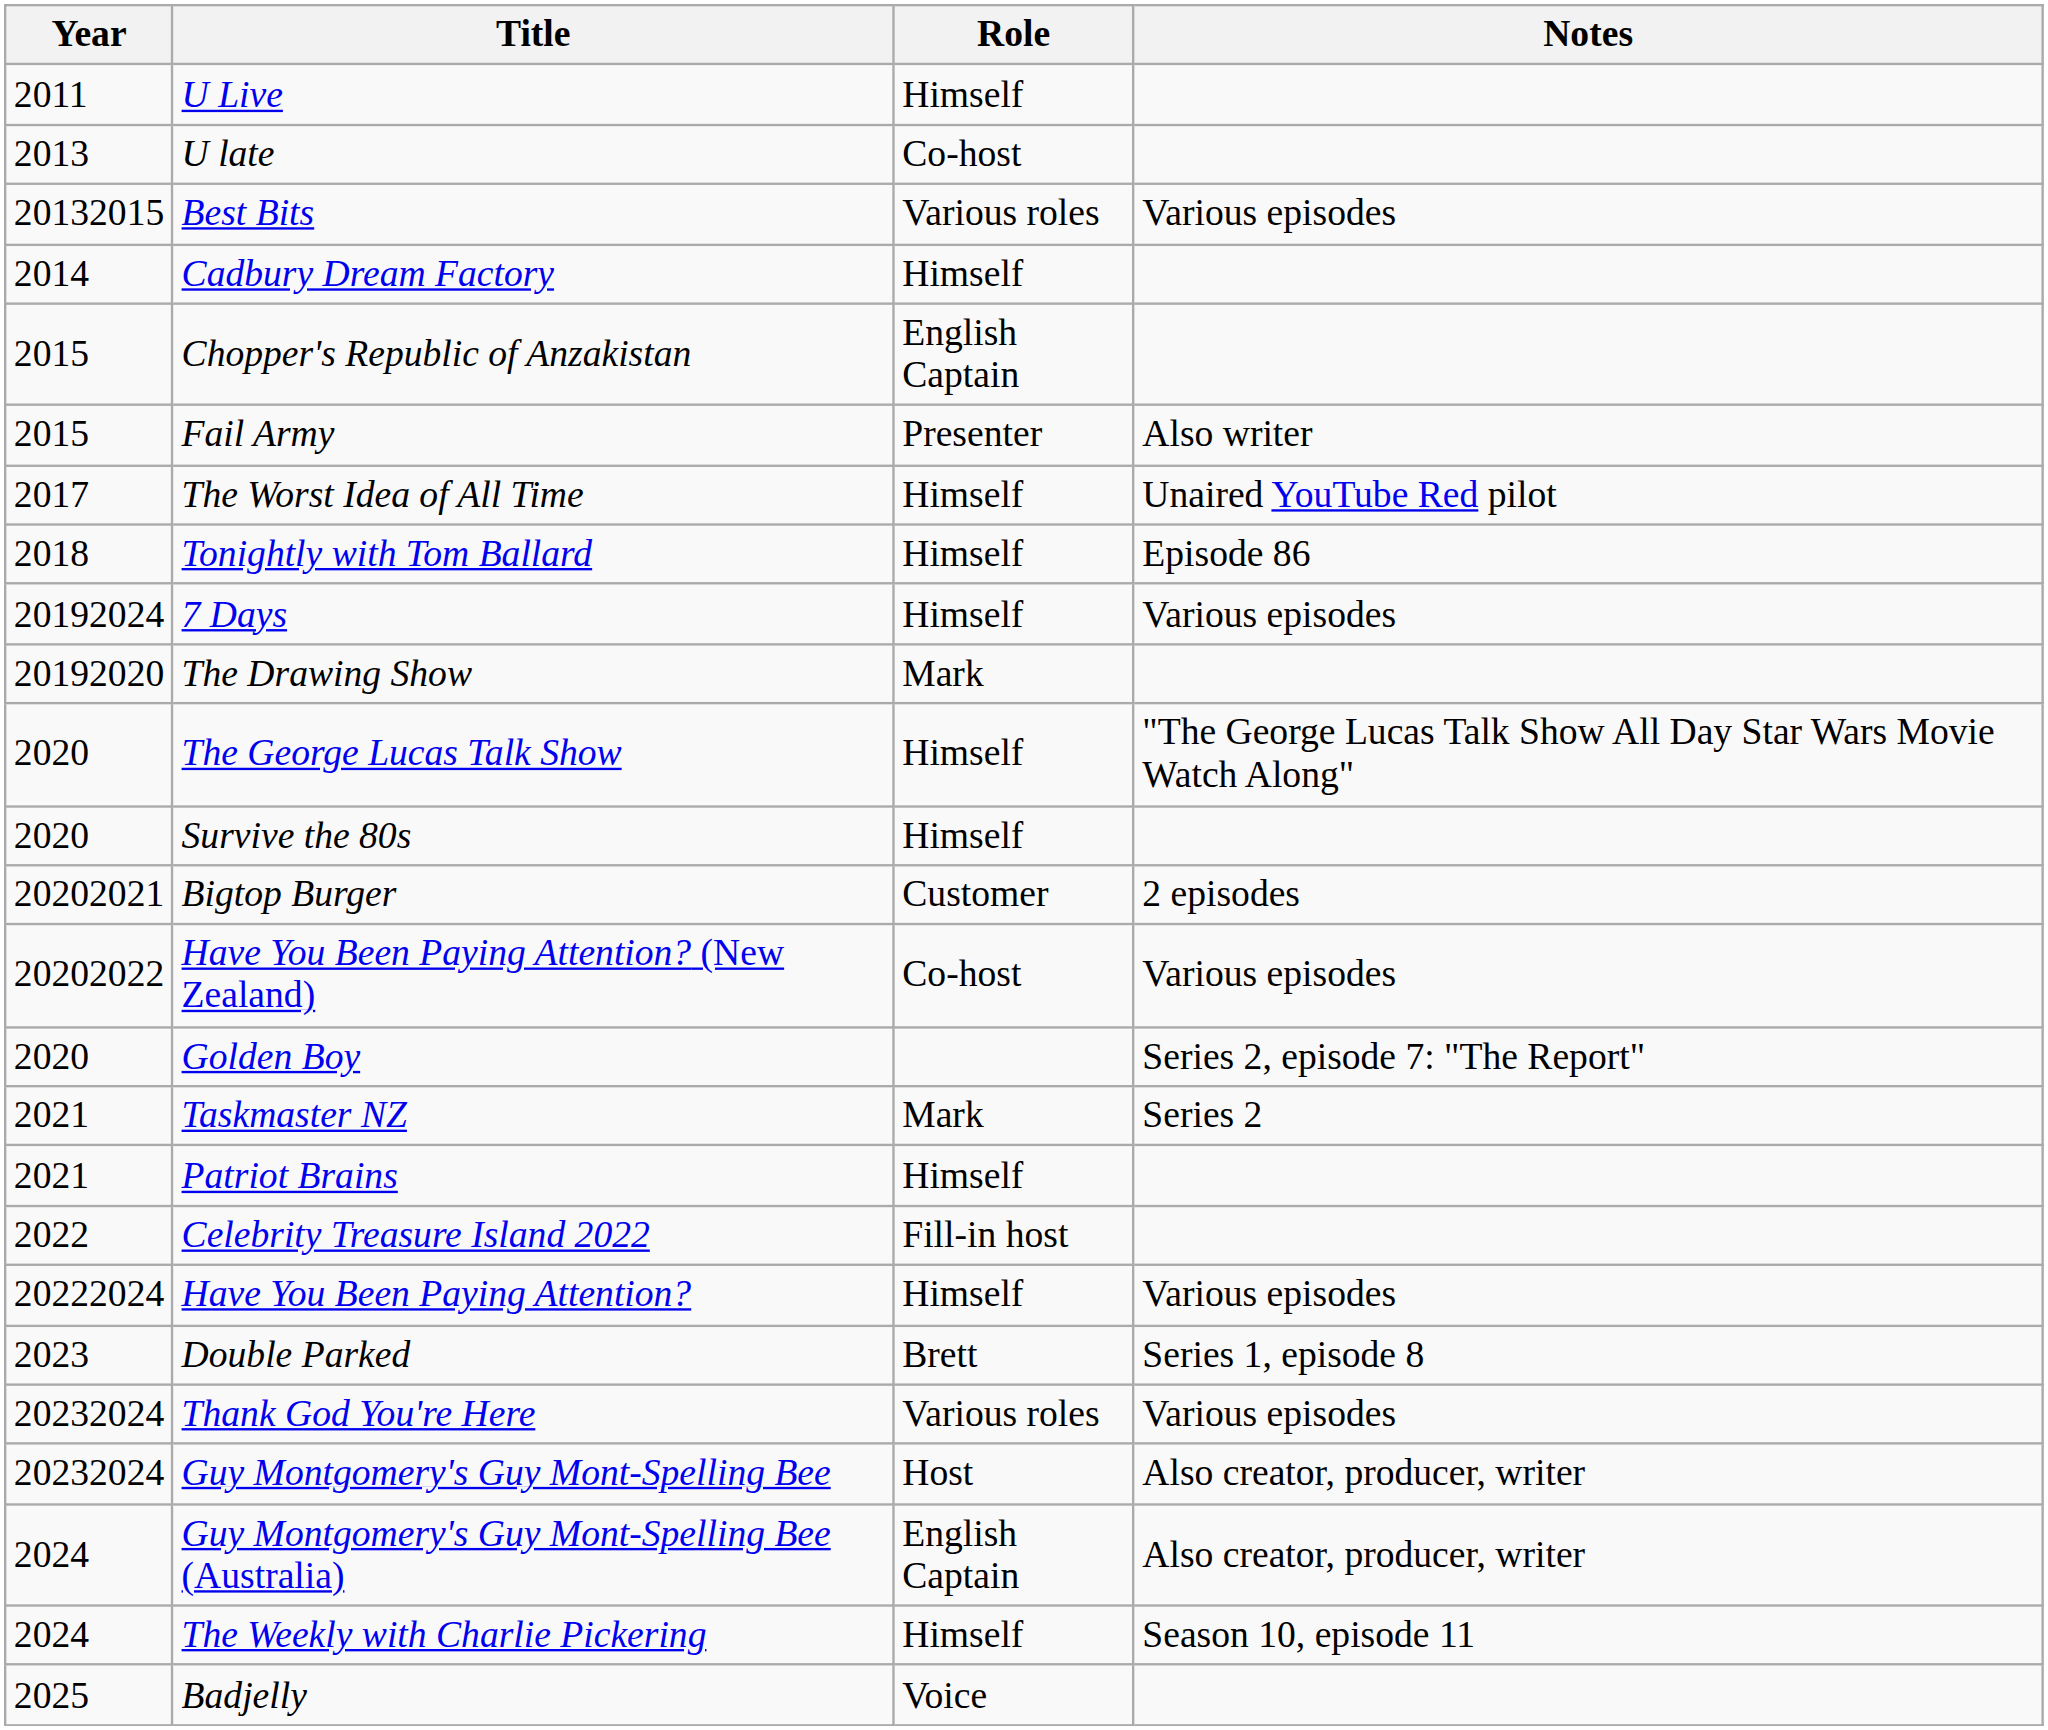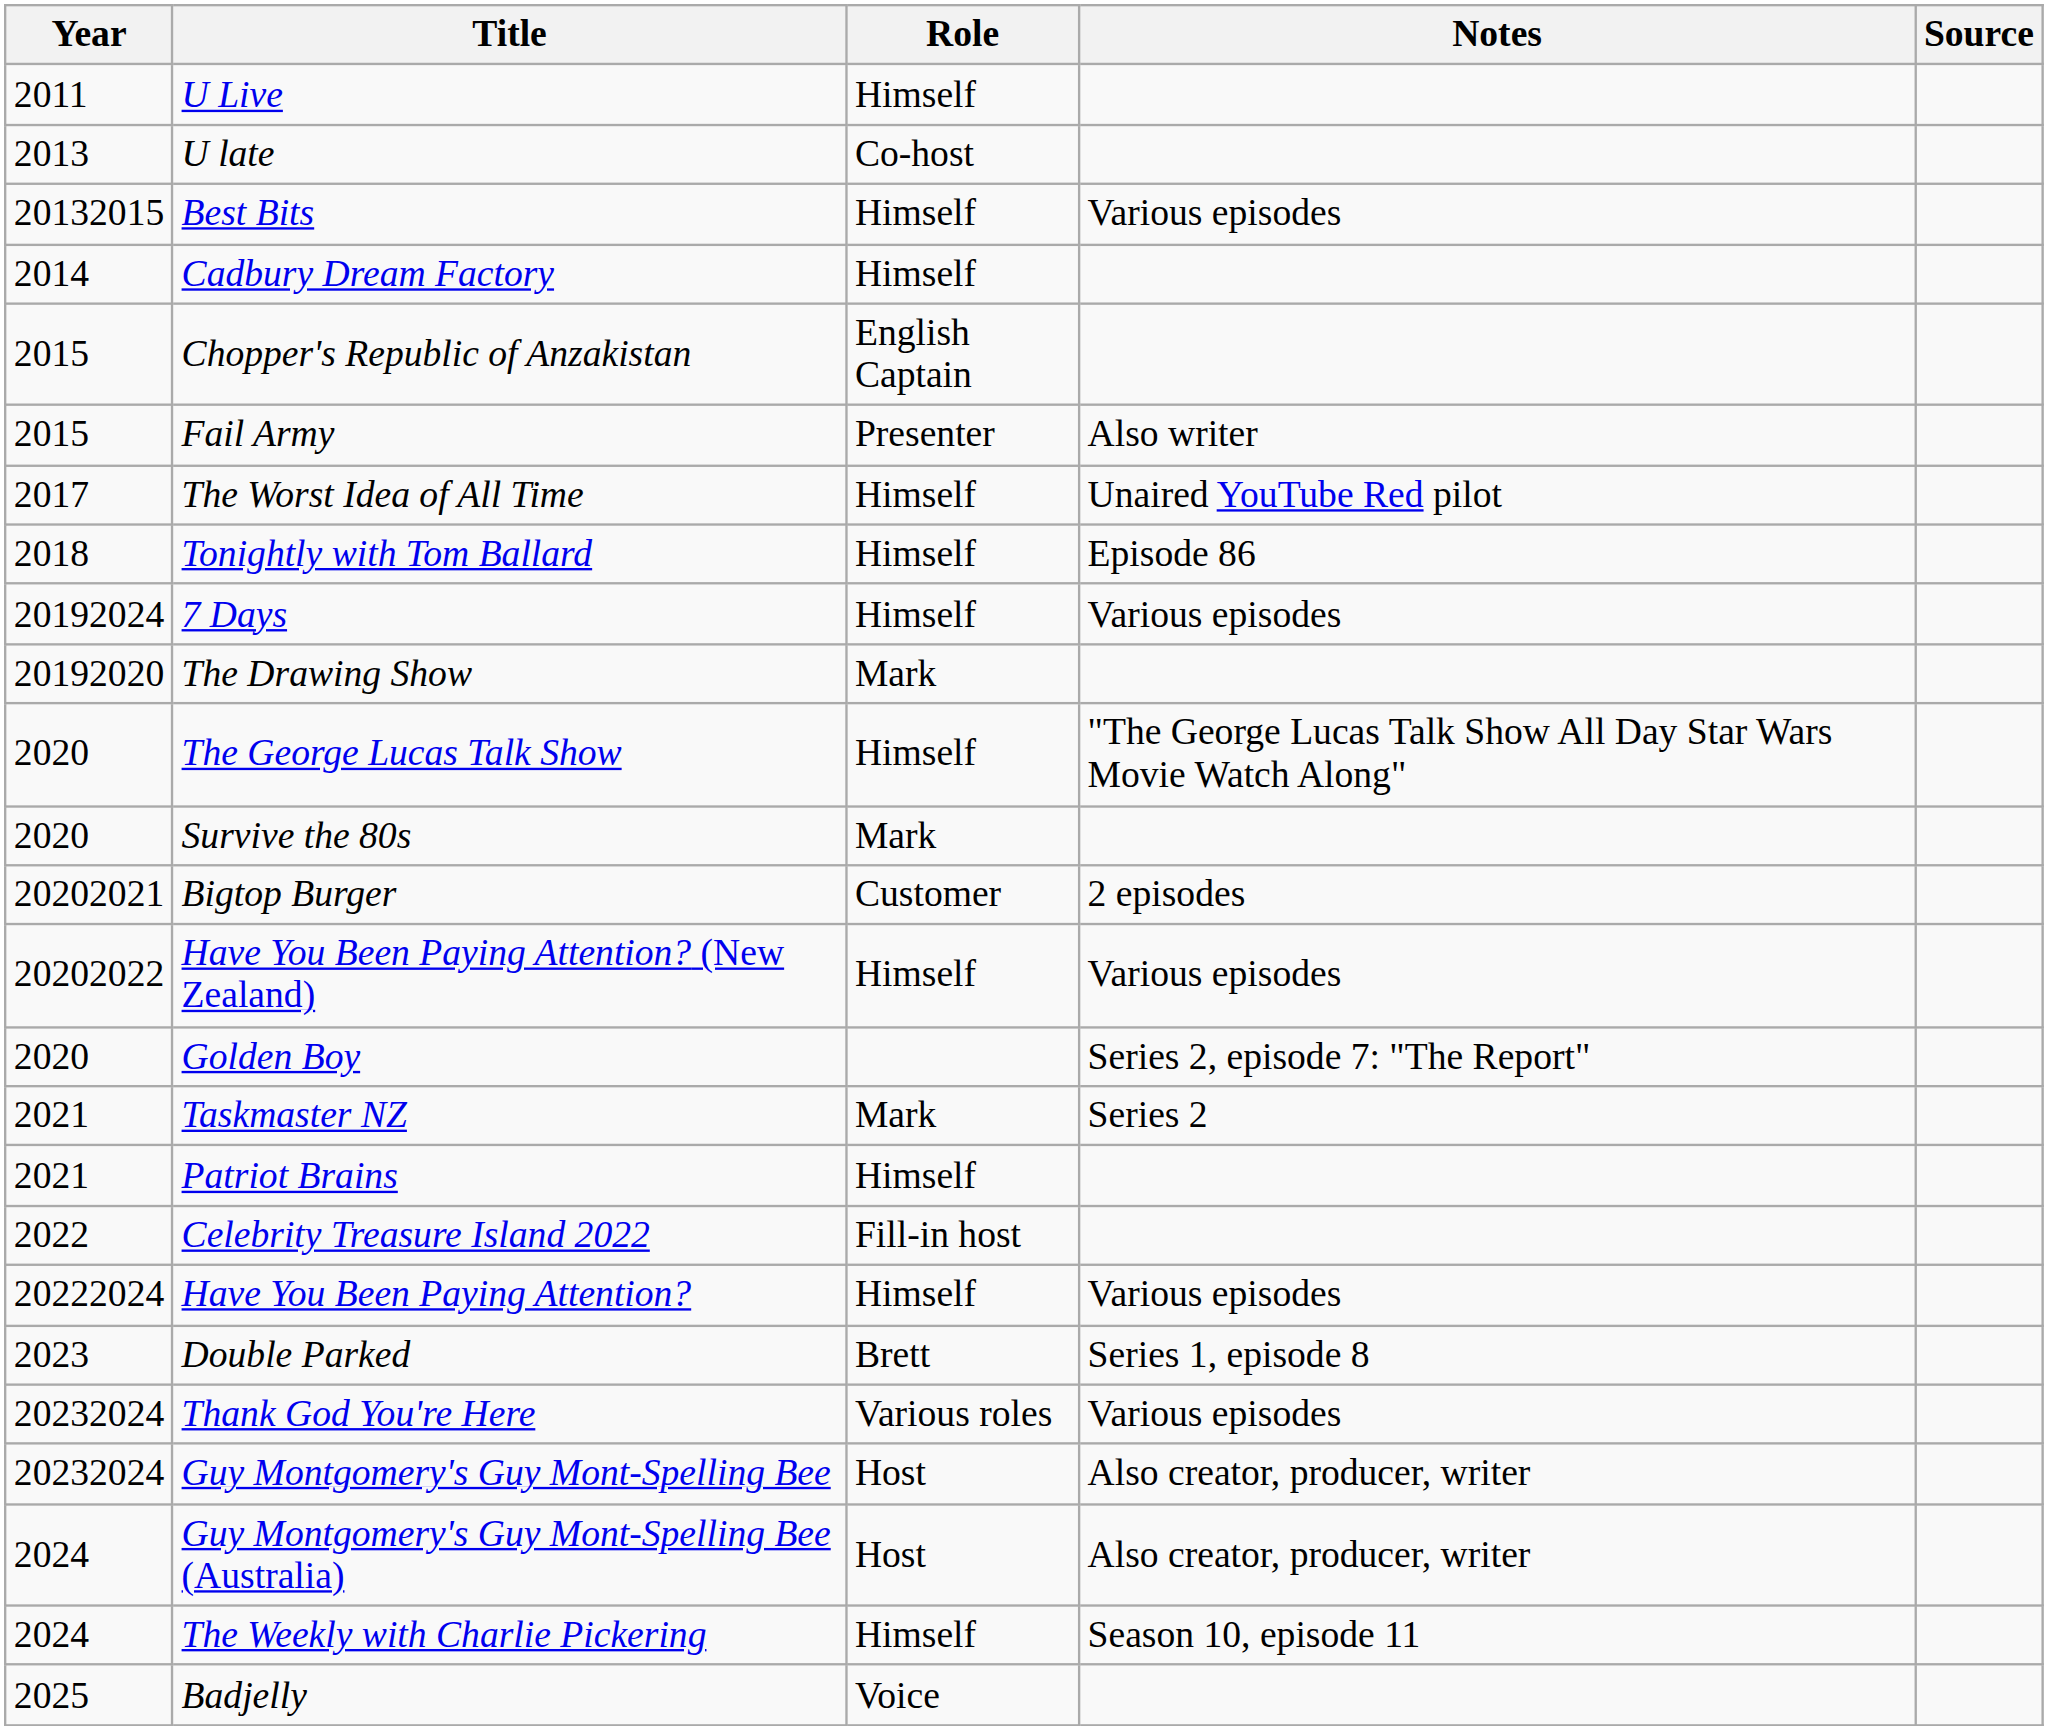+ column: (1979, 34)
(1001, 213) Various roles -> (915, 213) Himself
(963, 834) Himself -> (896, 834) Mark
(962, 974) Co-host -> (915, 974) Himself
(961, 1553) English Captain -> (890, 1553) Host
